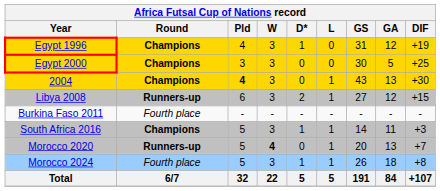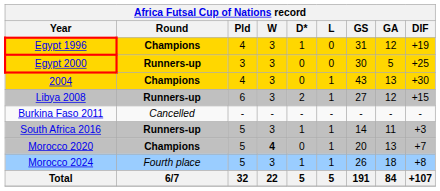(172, 64) Champions -> (172, 64) Runners-up
(242, 81) bold -> (242, 81) normal
(172, 114) Fourth place -> (172, 114) Cancelled
(172, 130) Champions -> (172, 130) Runners-up
(172, 146) Runners-up -> (172, 146) Champions
